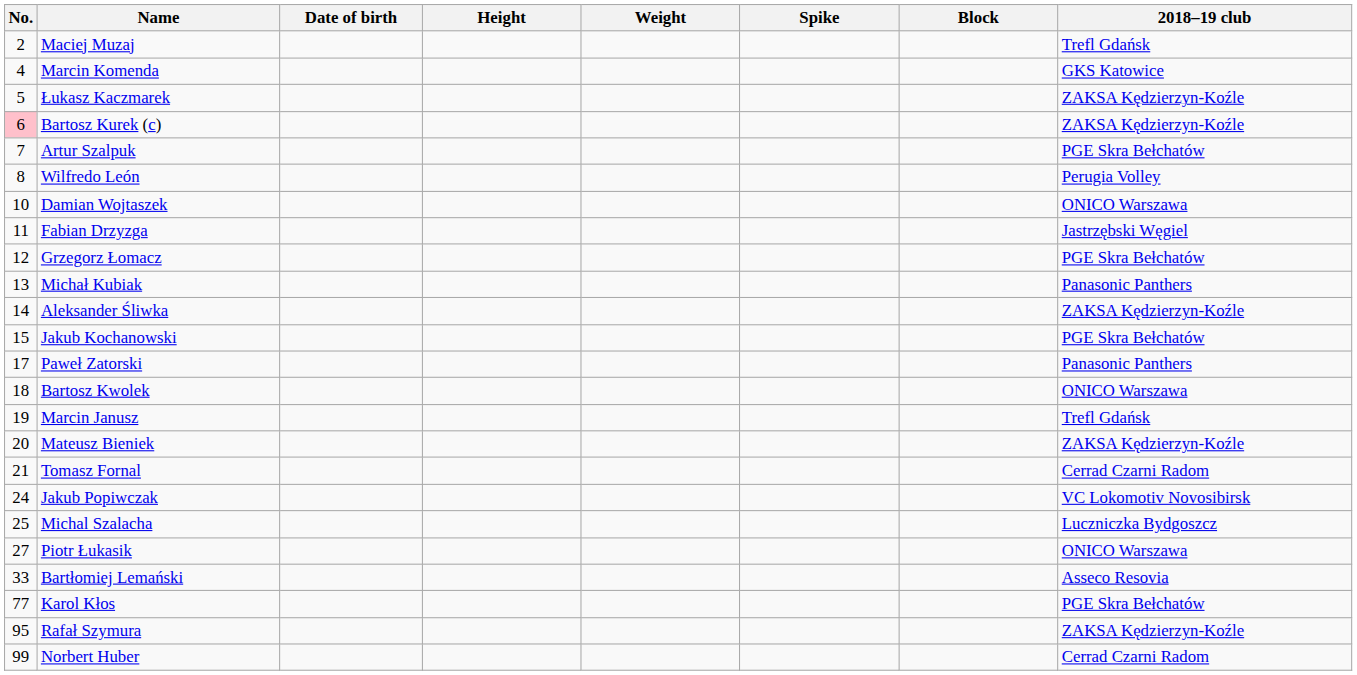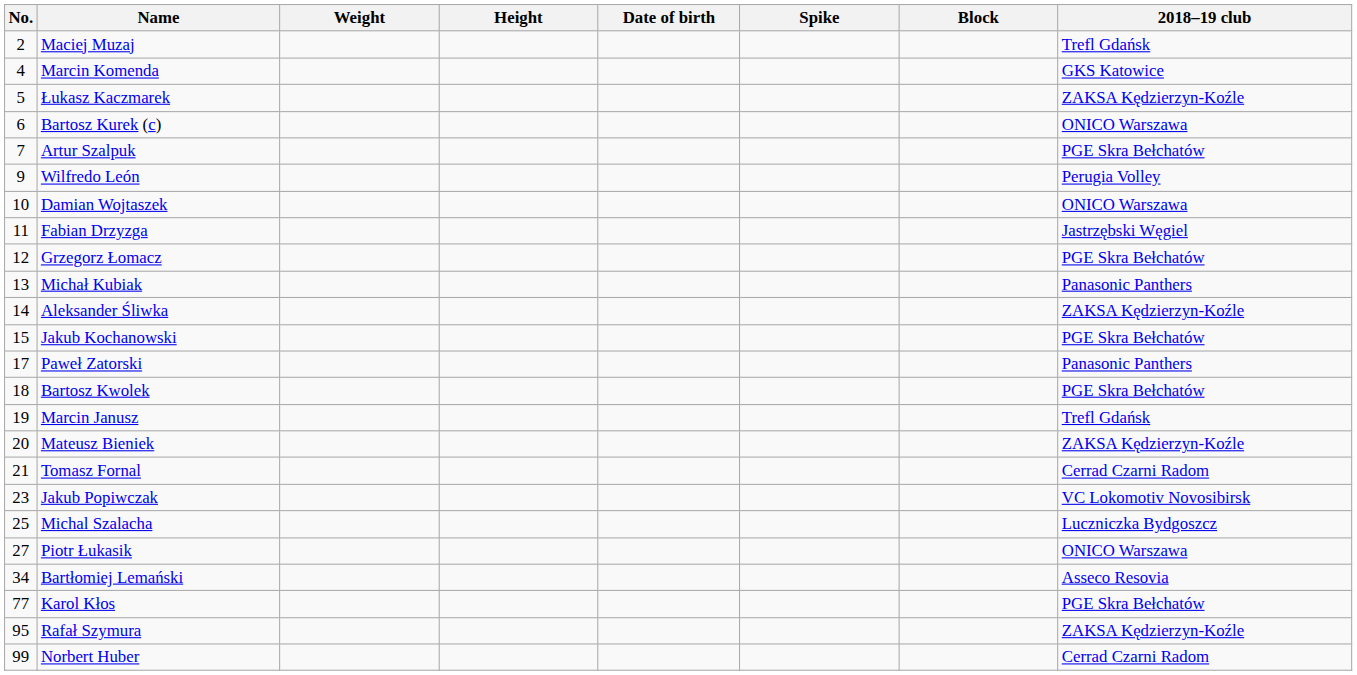columns swapped: (351, 17) <-> (661, 17)
(21, 124) pink background -> (21, 124) no background
(1153, 124) ZAKSA Kędzierzyn-Koźle -> (1125, 124) ONICO Warszawa
(21, 177) 8 -> (21, 177) 9
(1125, 390) ONICO Warszawa -> (1133, 390) PGE Skra Bełchatów
(21, 497) 24 -> (21, 497) 23
(21, 577) 33 -> (21, 577) 34
